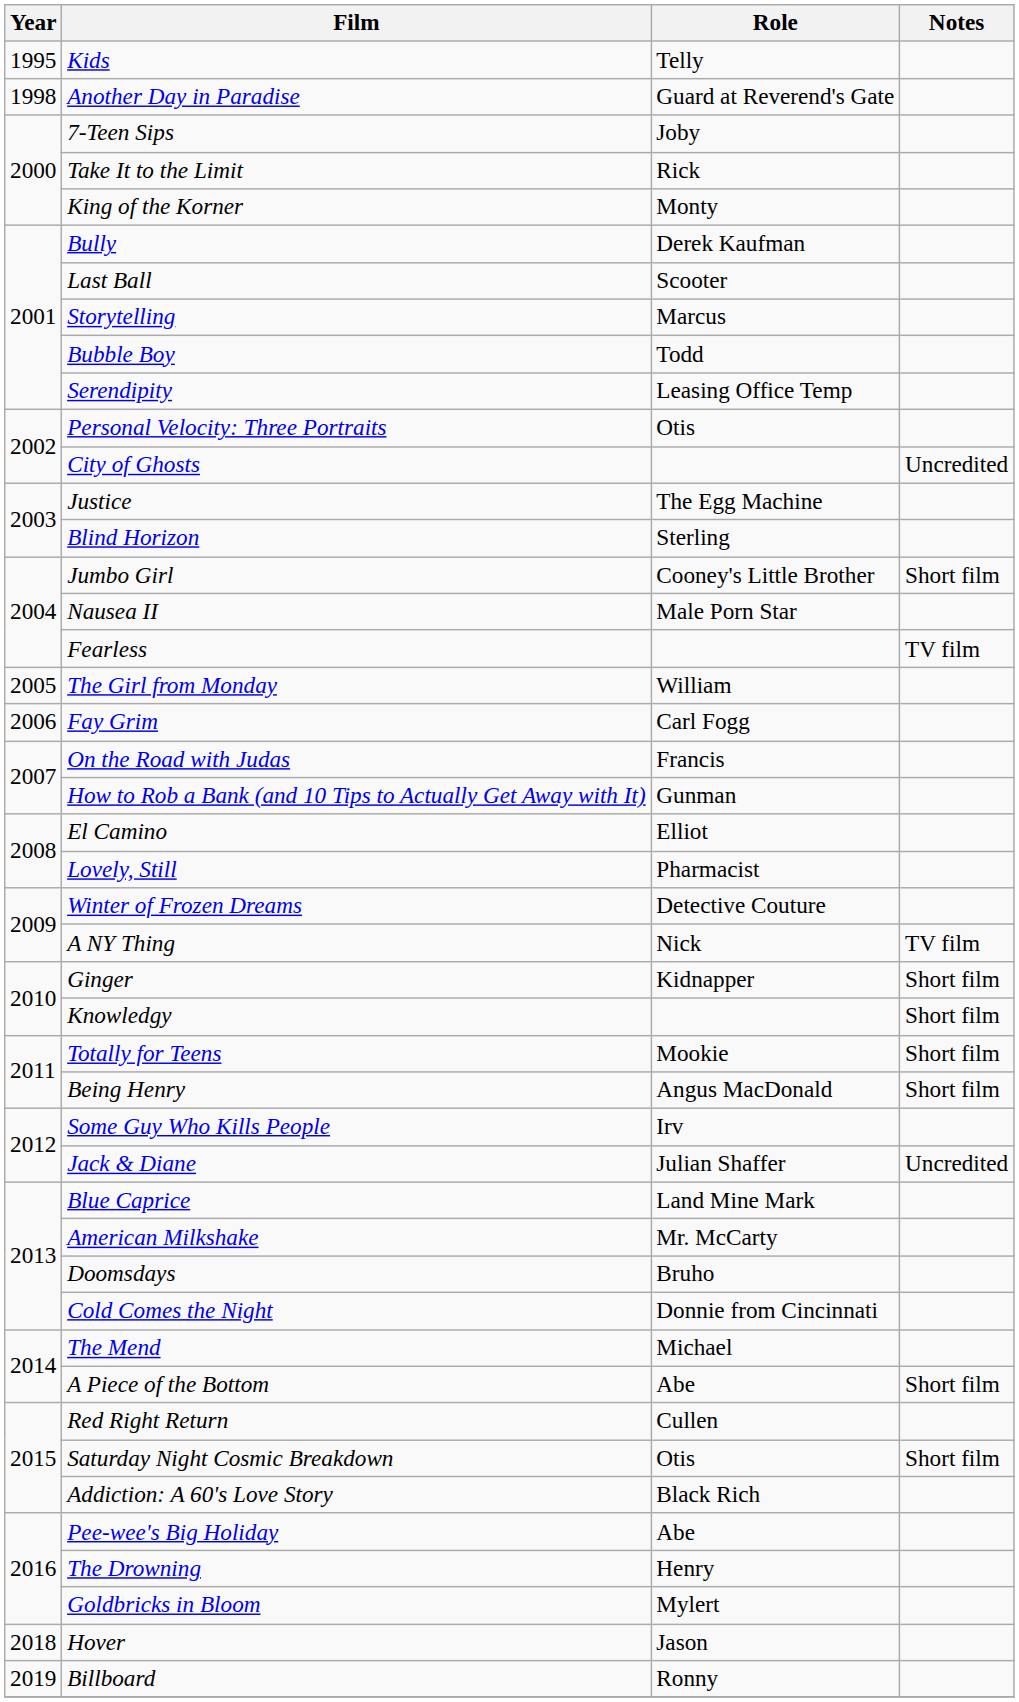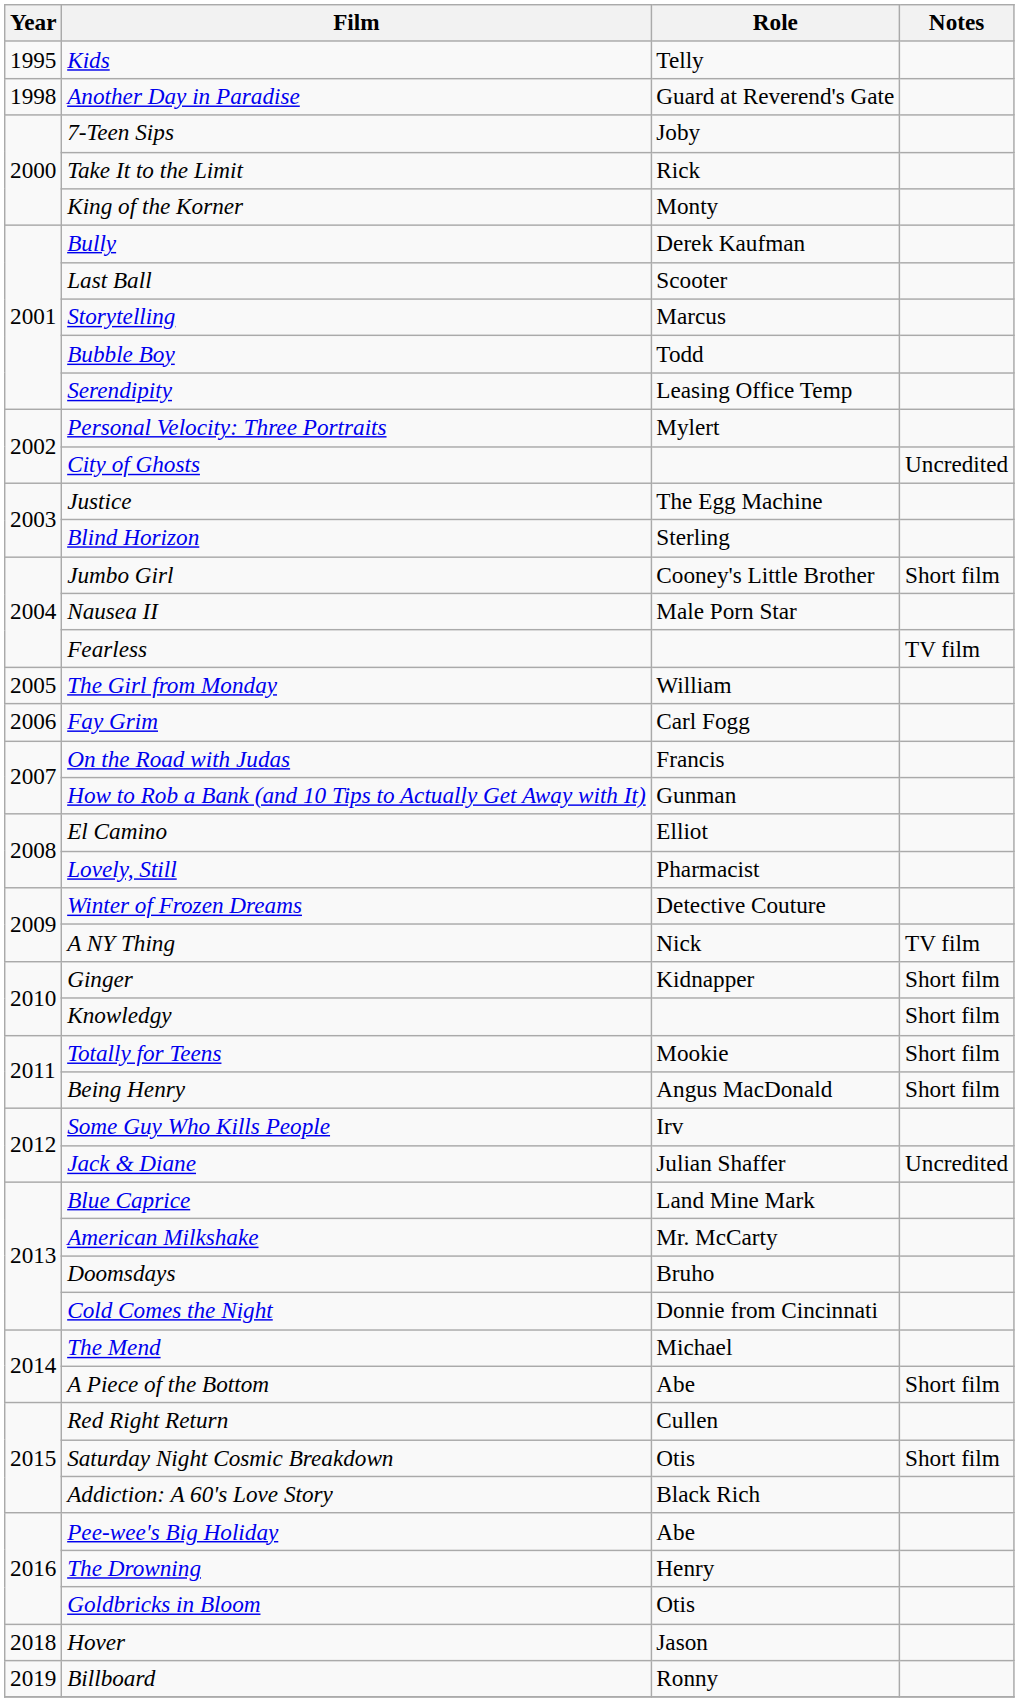(676, 427) Otis -> (688, 427) Mylert
(688, 1605) Mylert -> (676, 1605) Otis
